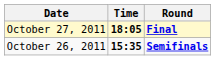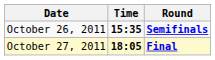rows swapped: (56, 46) <-> (56, 30)
